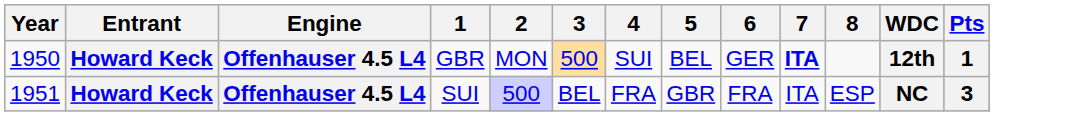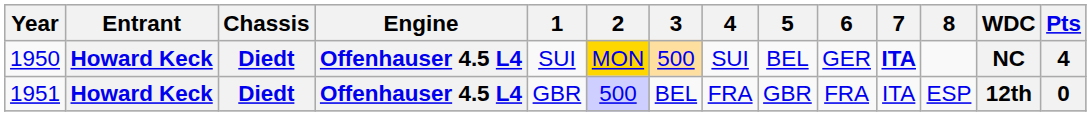+ column: (266, 23)
(460, 58) GBR -> (557, 58) SUI
(521, 58) no background -> (618, 58) gold background
(912, 58) 12th -> (1009, 58) NC
(967, 58) 1 -> (1064, 58) 4
(460, 94) SUI -> (557, 94) GBR
(912, 94) NC -> (1009, 94) 12th
(967, 94) 3 -> (1064, 94) 0
